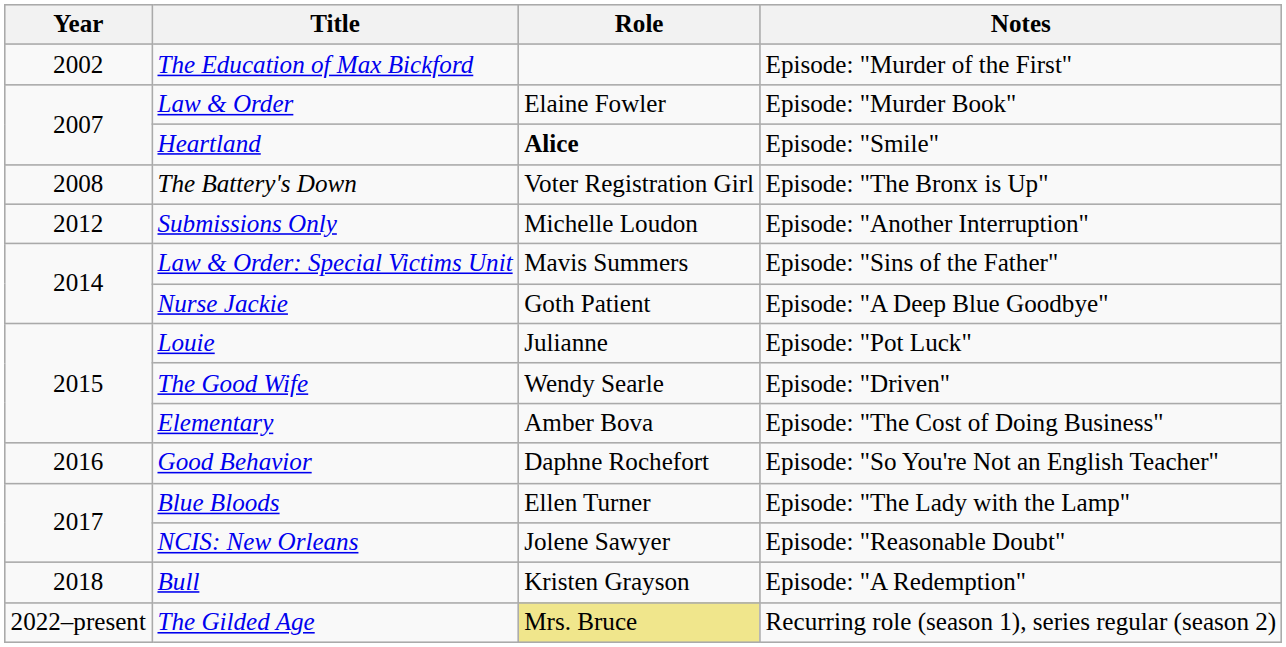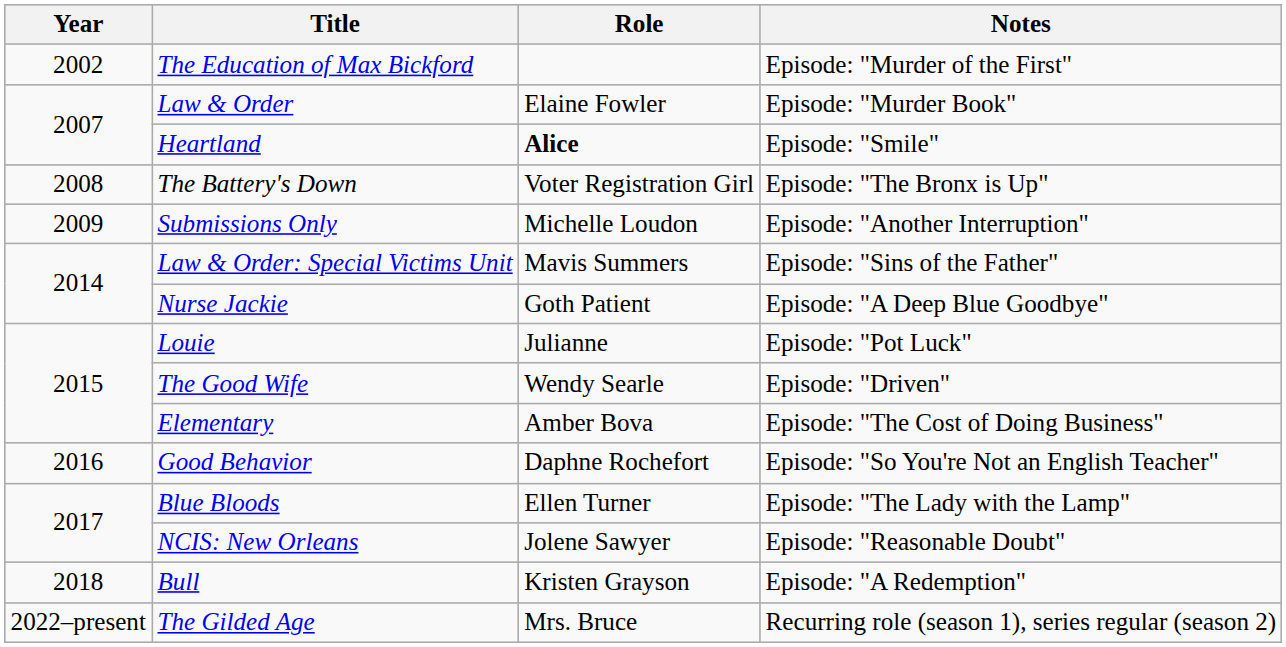(78, 223) 2012 -> (78, 223) 2009
(581, 622) khaki background -> (581, 622) no background
